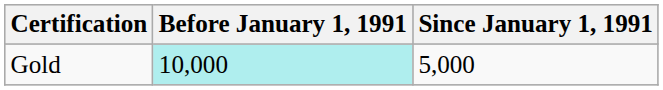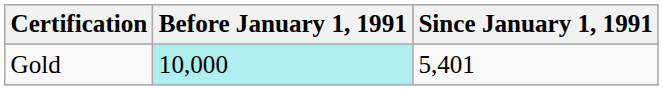(447, 64) 5,000 -> (447, 64) 5,401
